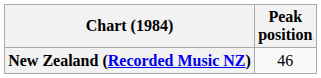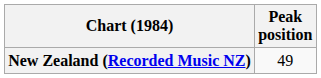(285, 60) 46 -> (285, 60) 49
